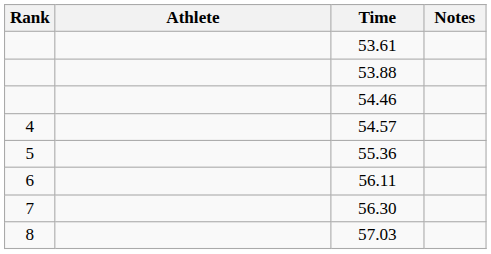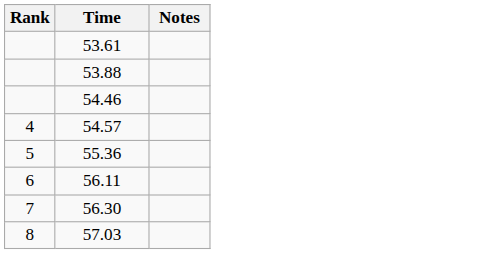- column: (193, 18)
